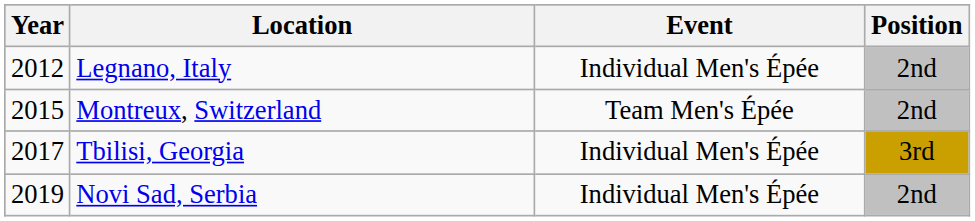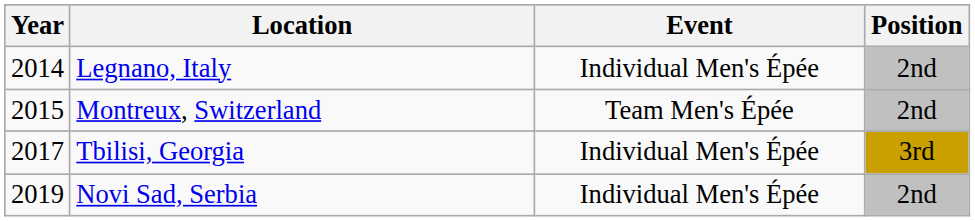(38, 67) 2012 -> (38, 67) 2014
